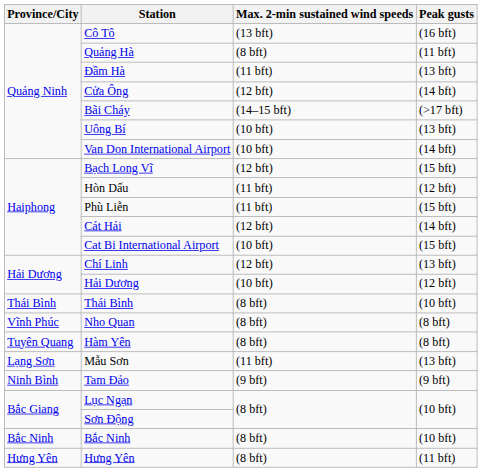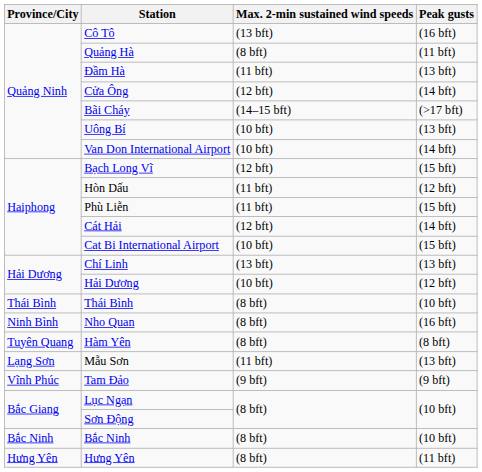(254, 264) (12 bft) -> (254, 264) (13 bft)
(33, 322) Vĩnh Phúc -> (33, 322) Ninh Bình
(434, 322) (8 bft) -> (437, 322) (16 bft)
(33, 380) Ninh Bình -> (33, 380) Vĩnh Phúc
